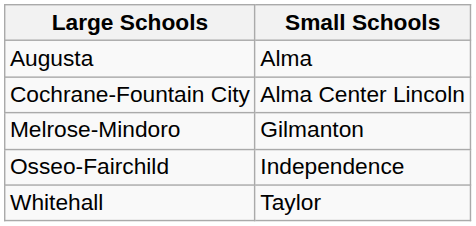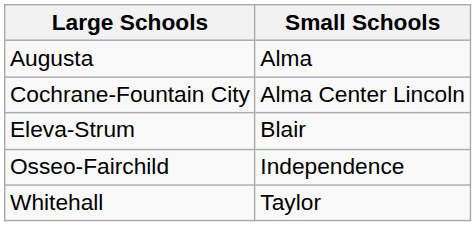+ row: (72, 130)
- row: (95, 130)
